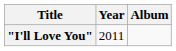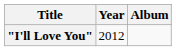(112, 35) 2011 -> (112, 35) 2012
